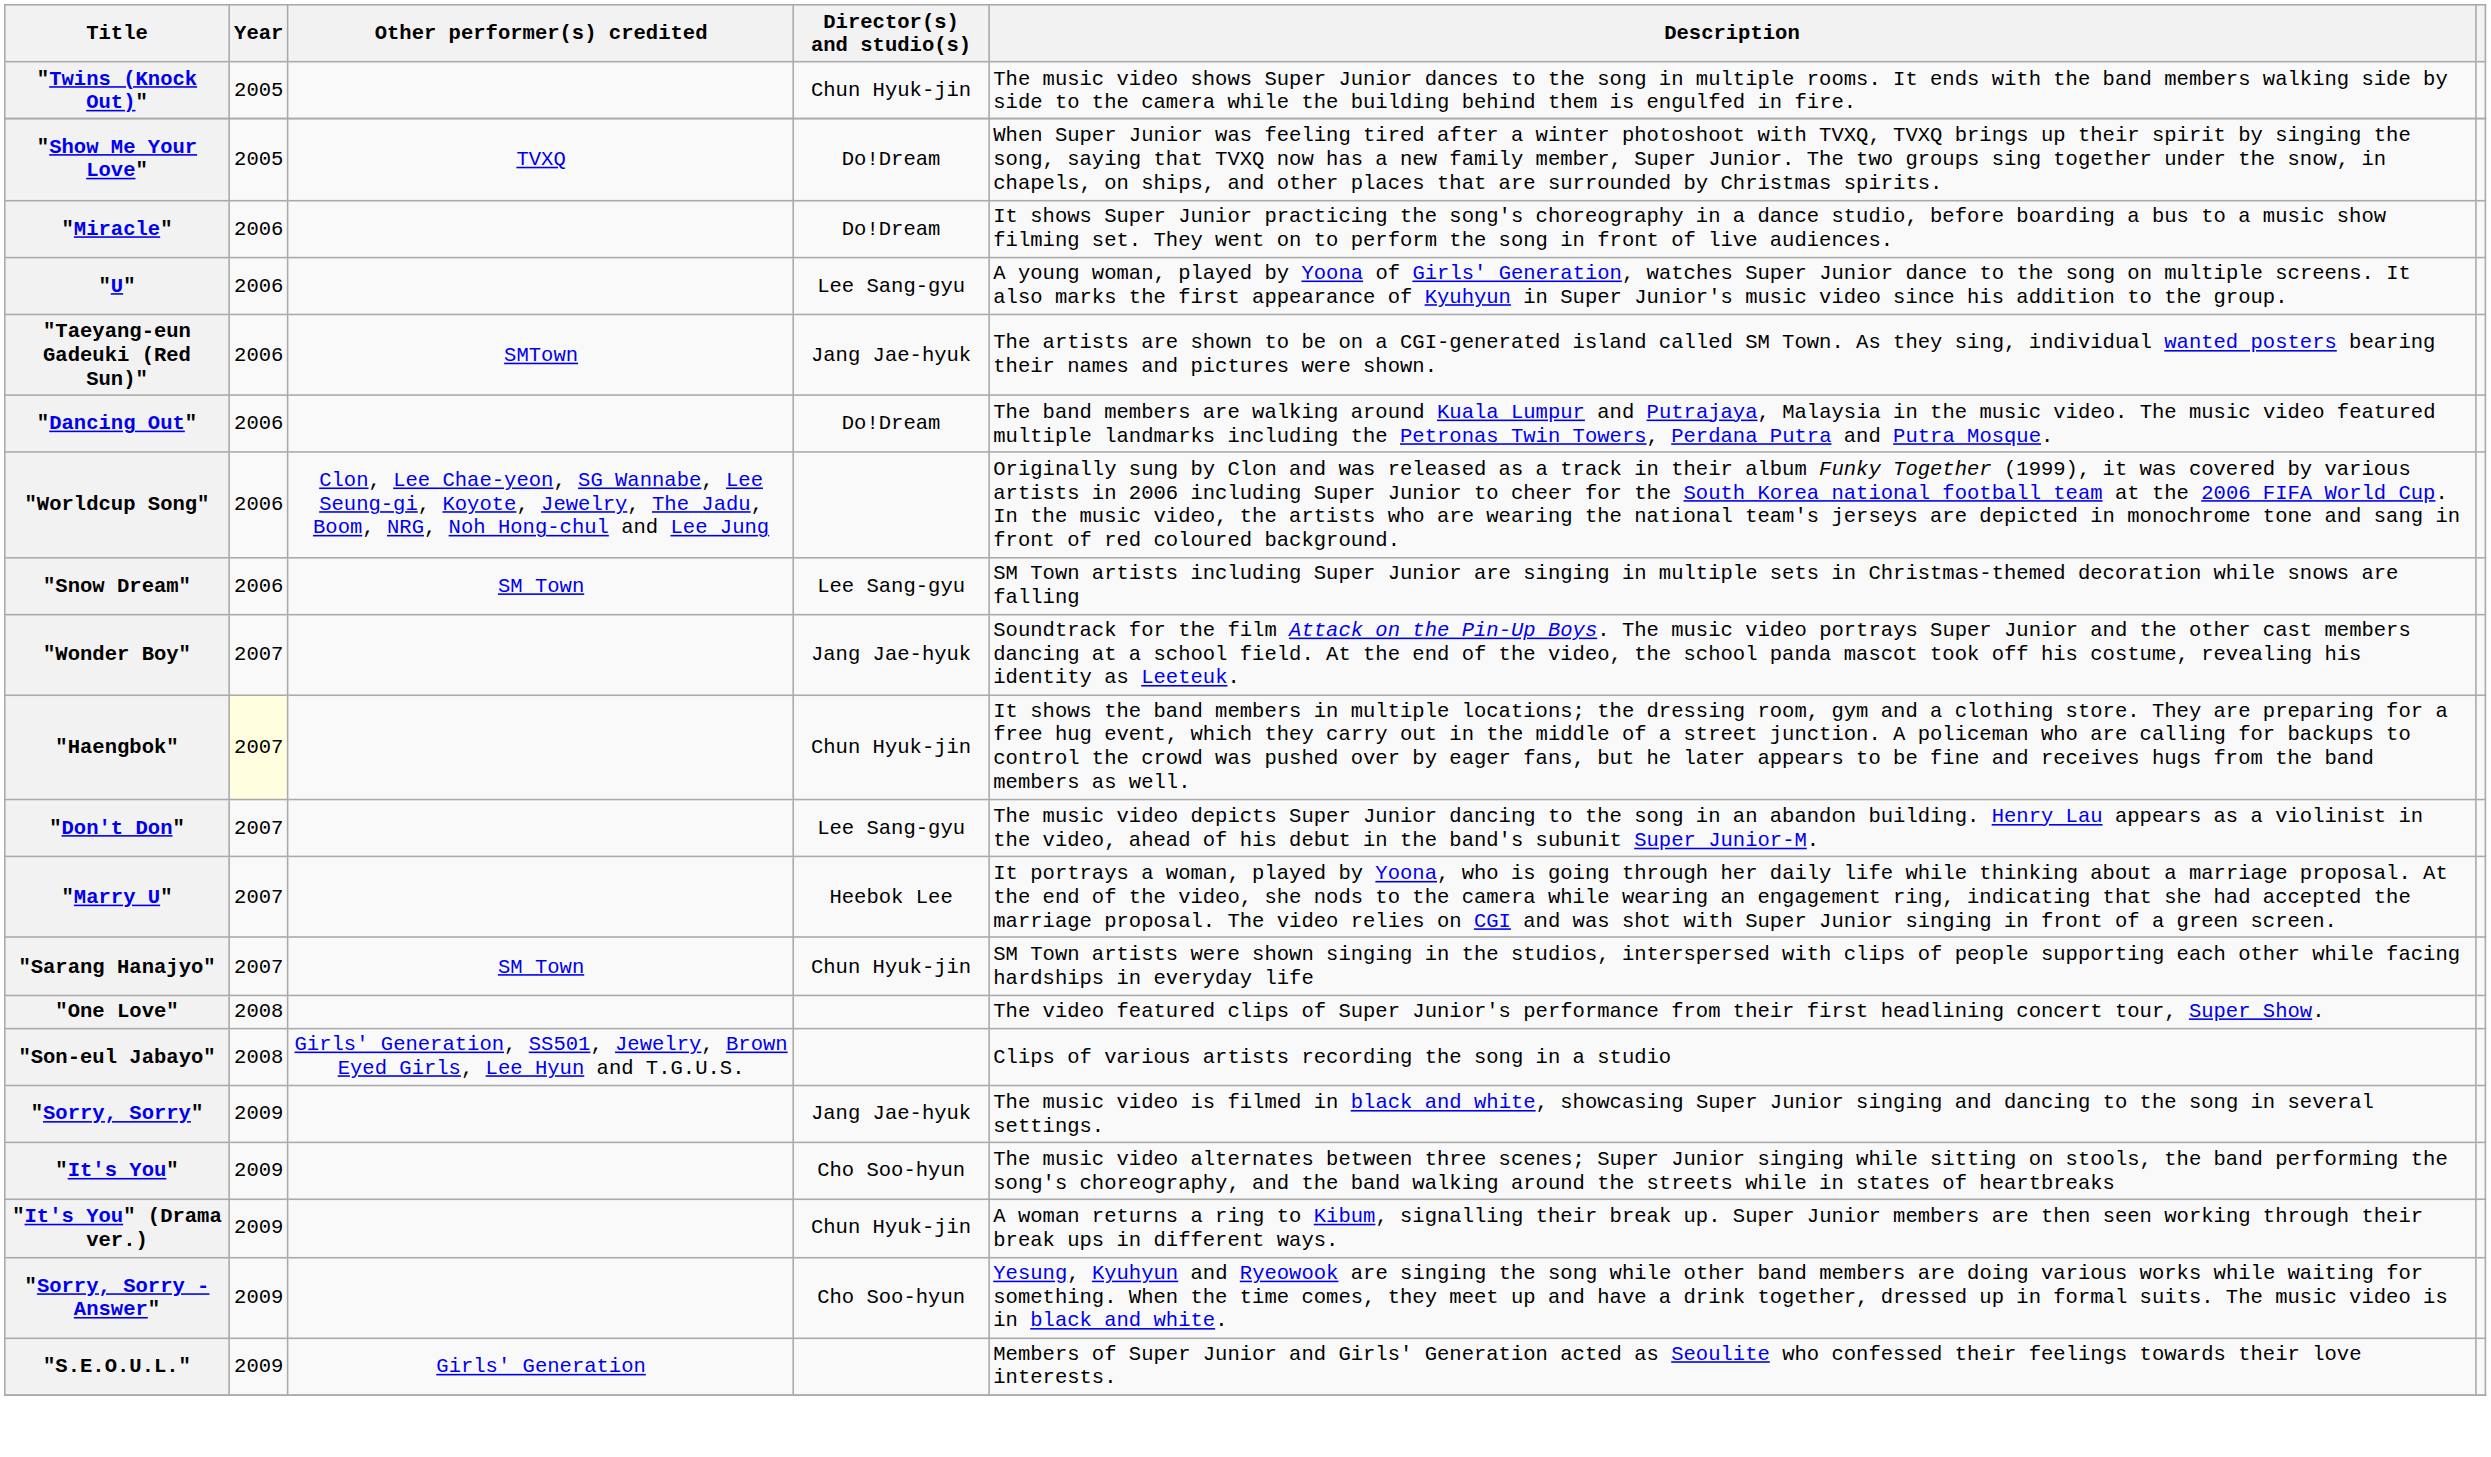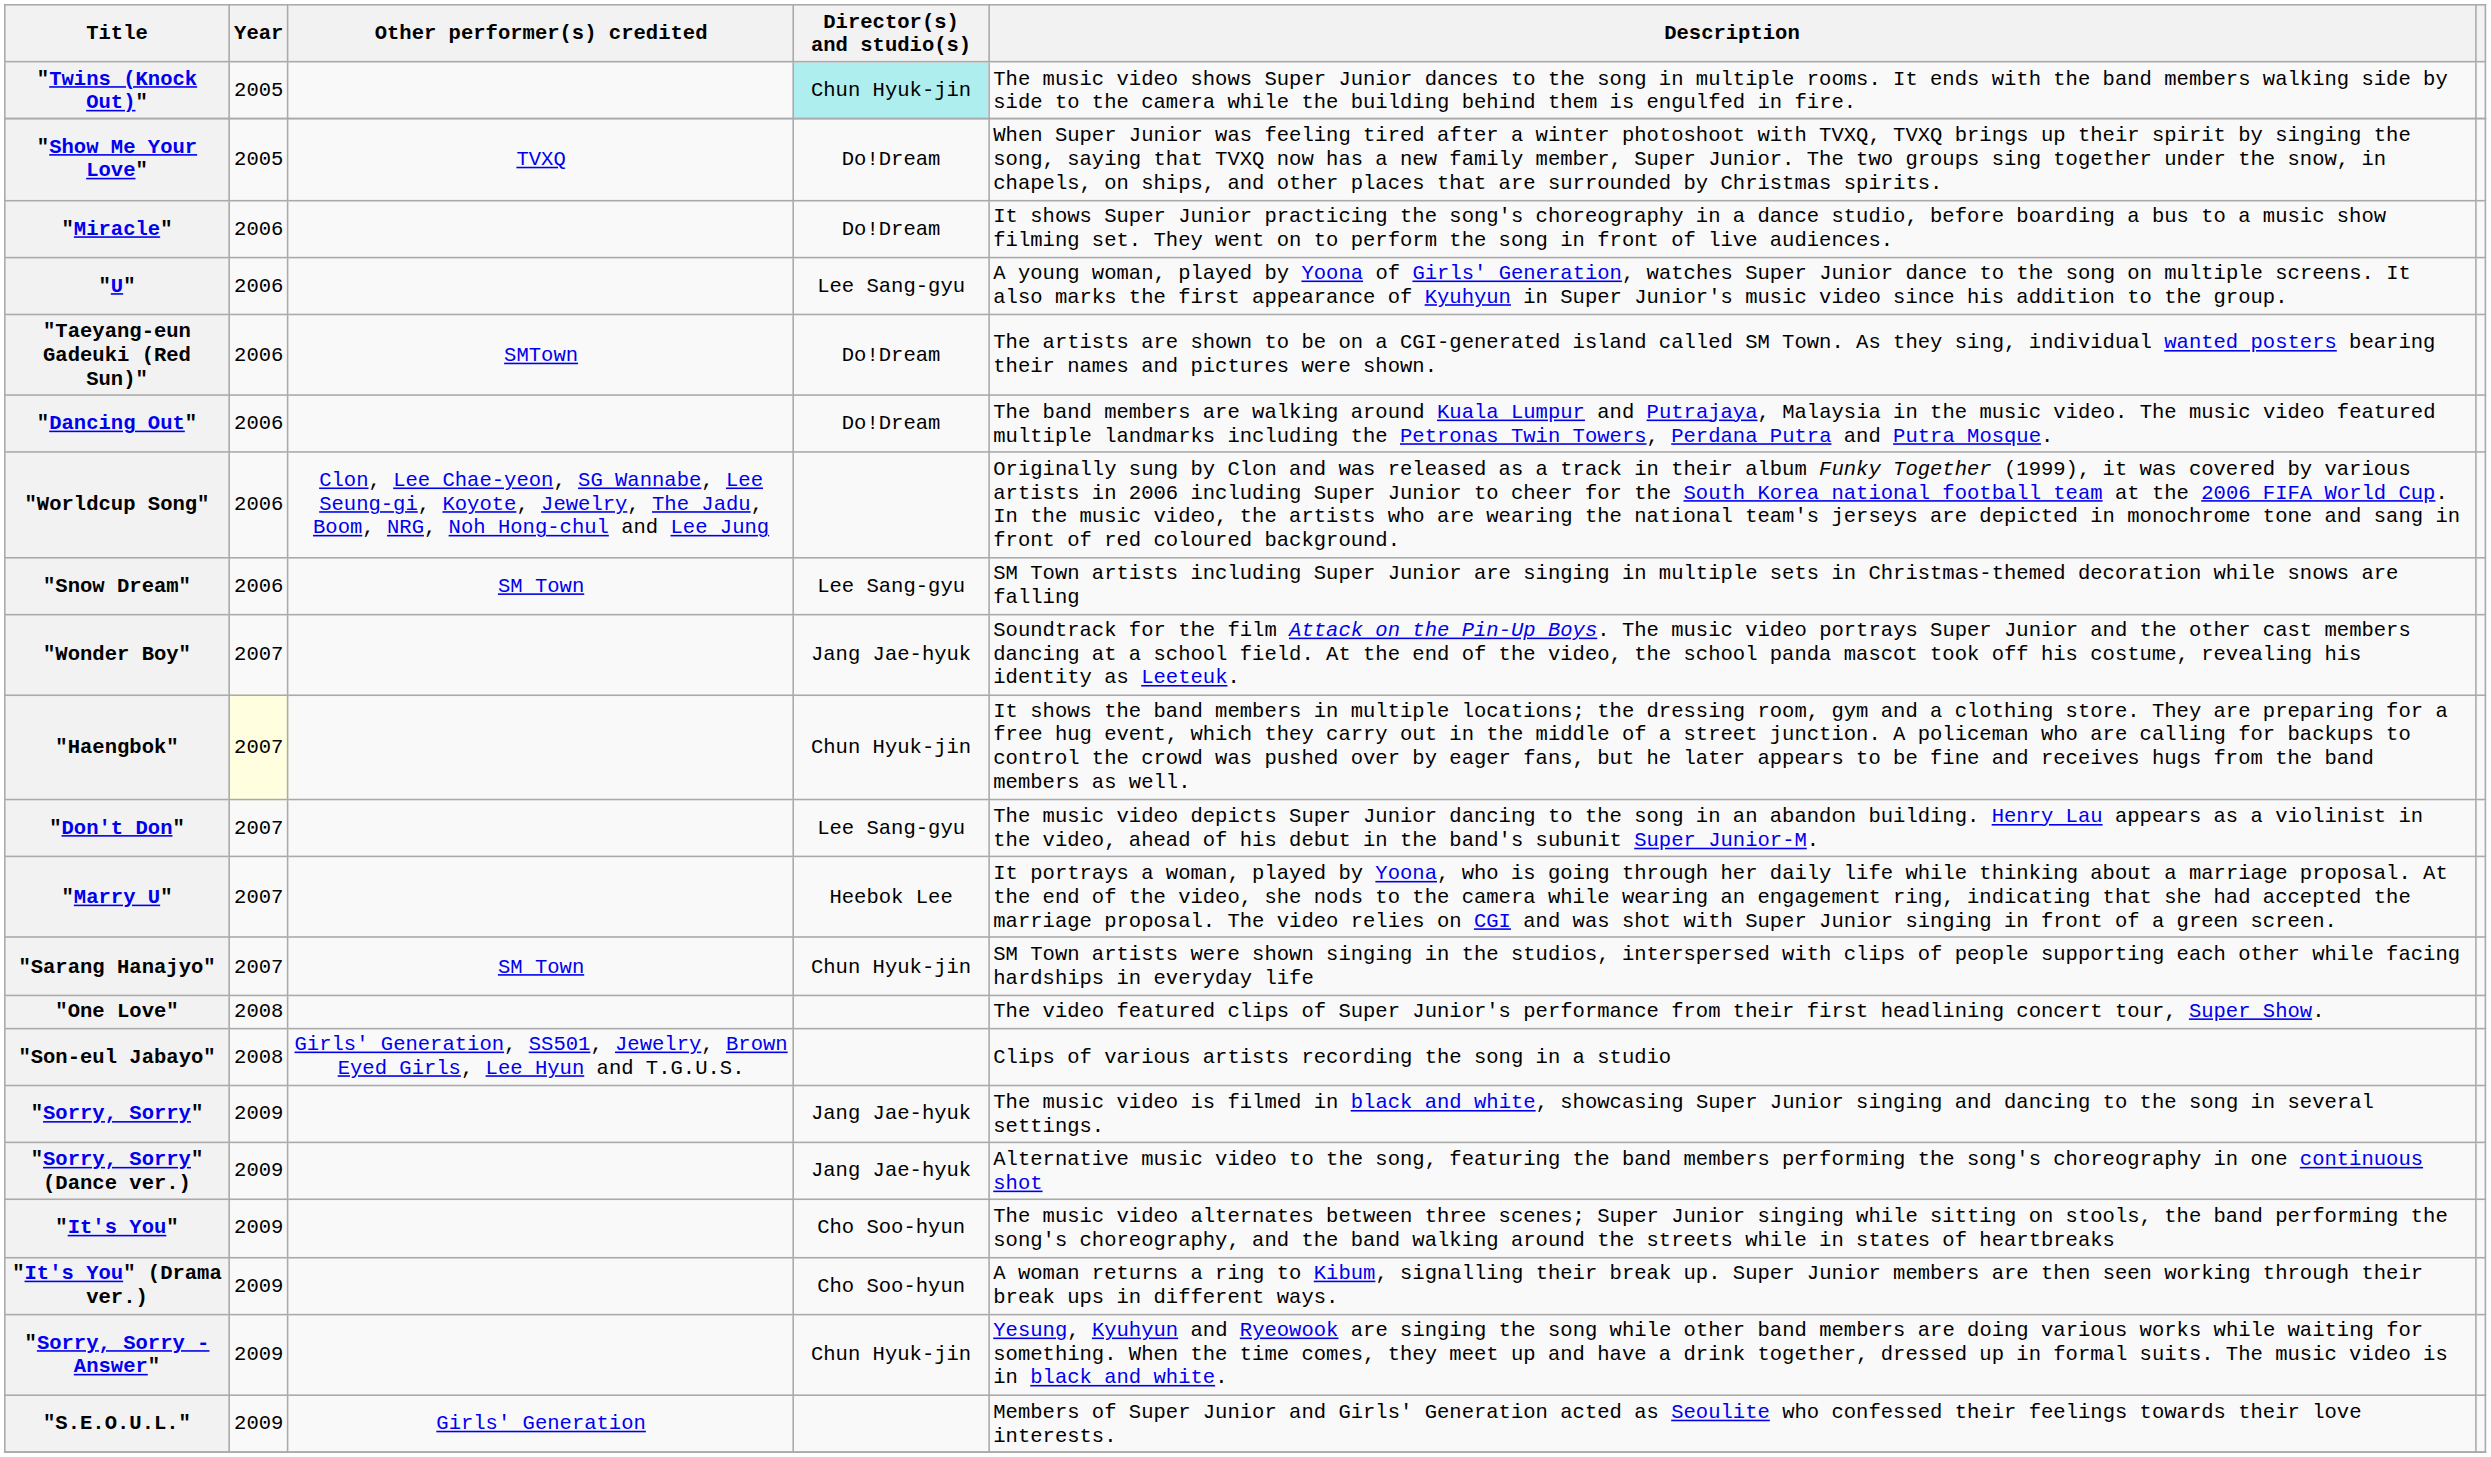(891, 91) no background -> (891, 91) paleturquoise background
(891, 355) Jang Jae-hyuk -> (891, 355) Do!Dream
+ row: (117, 1171)
(891, 1228) Chun Hyuk-jin -> (891, 1286) Cho Soo-hyun
(891, 1297) Cho Soo-hyun -> (891, 1355) Chun Hyuk-jin
